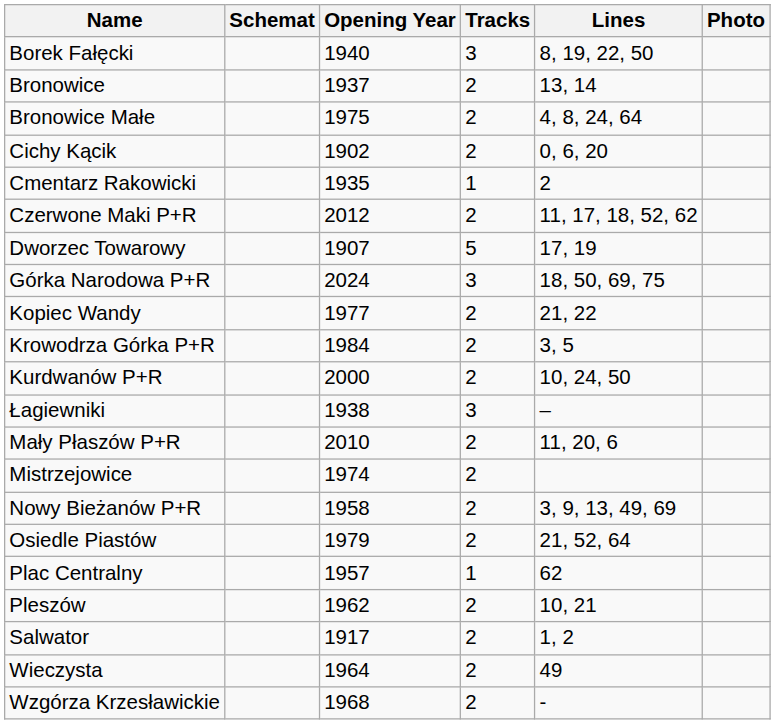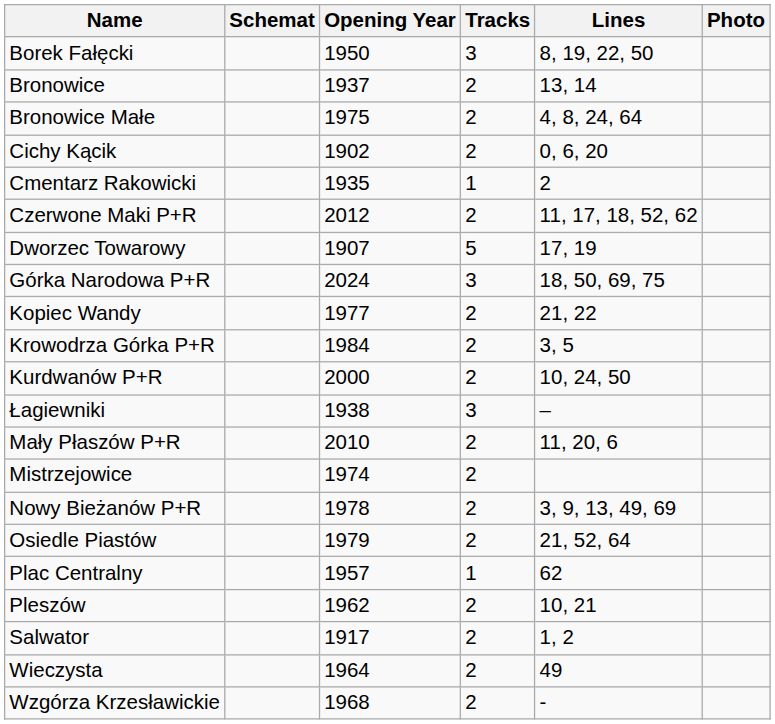(347, 53) 1940 -> (347, 53) 1950
(347, 507) 1958 -> (347, 507) 1978
